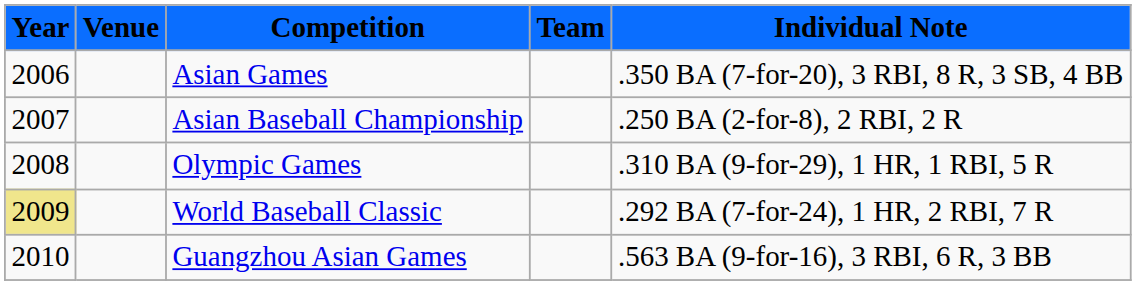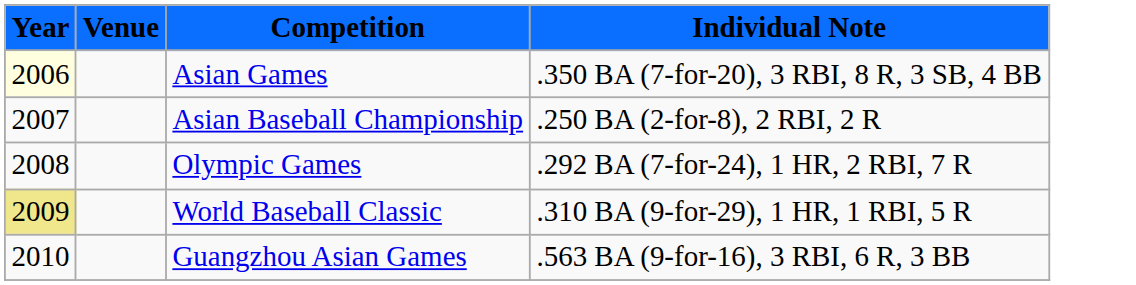- column: (571, 27)
(41, 73) no background -> (41, 73) lightyellow background
(836, 165) .310 BA (9-for-29), 1 HR, 1 RBI, 5 R -> (754, 165) .292 BA (7-for-24), 1 HR, 2 RBI, 7 R
(836, 211) .292 BA (7-for-24), 1 HR, 2 RBI, 7 R -> (754, 211) .310 BA (9-for-29), 1 HR, 1 RBI, 5 R
